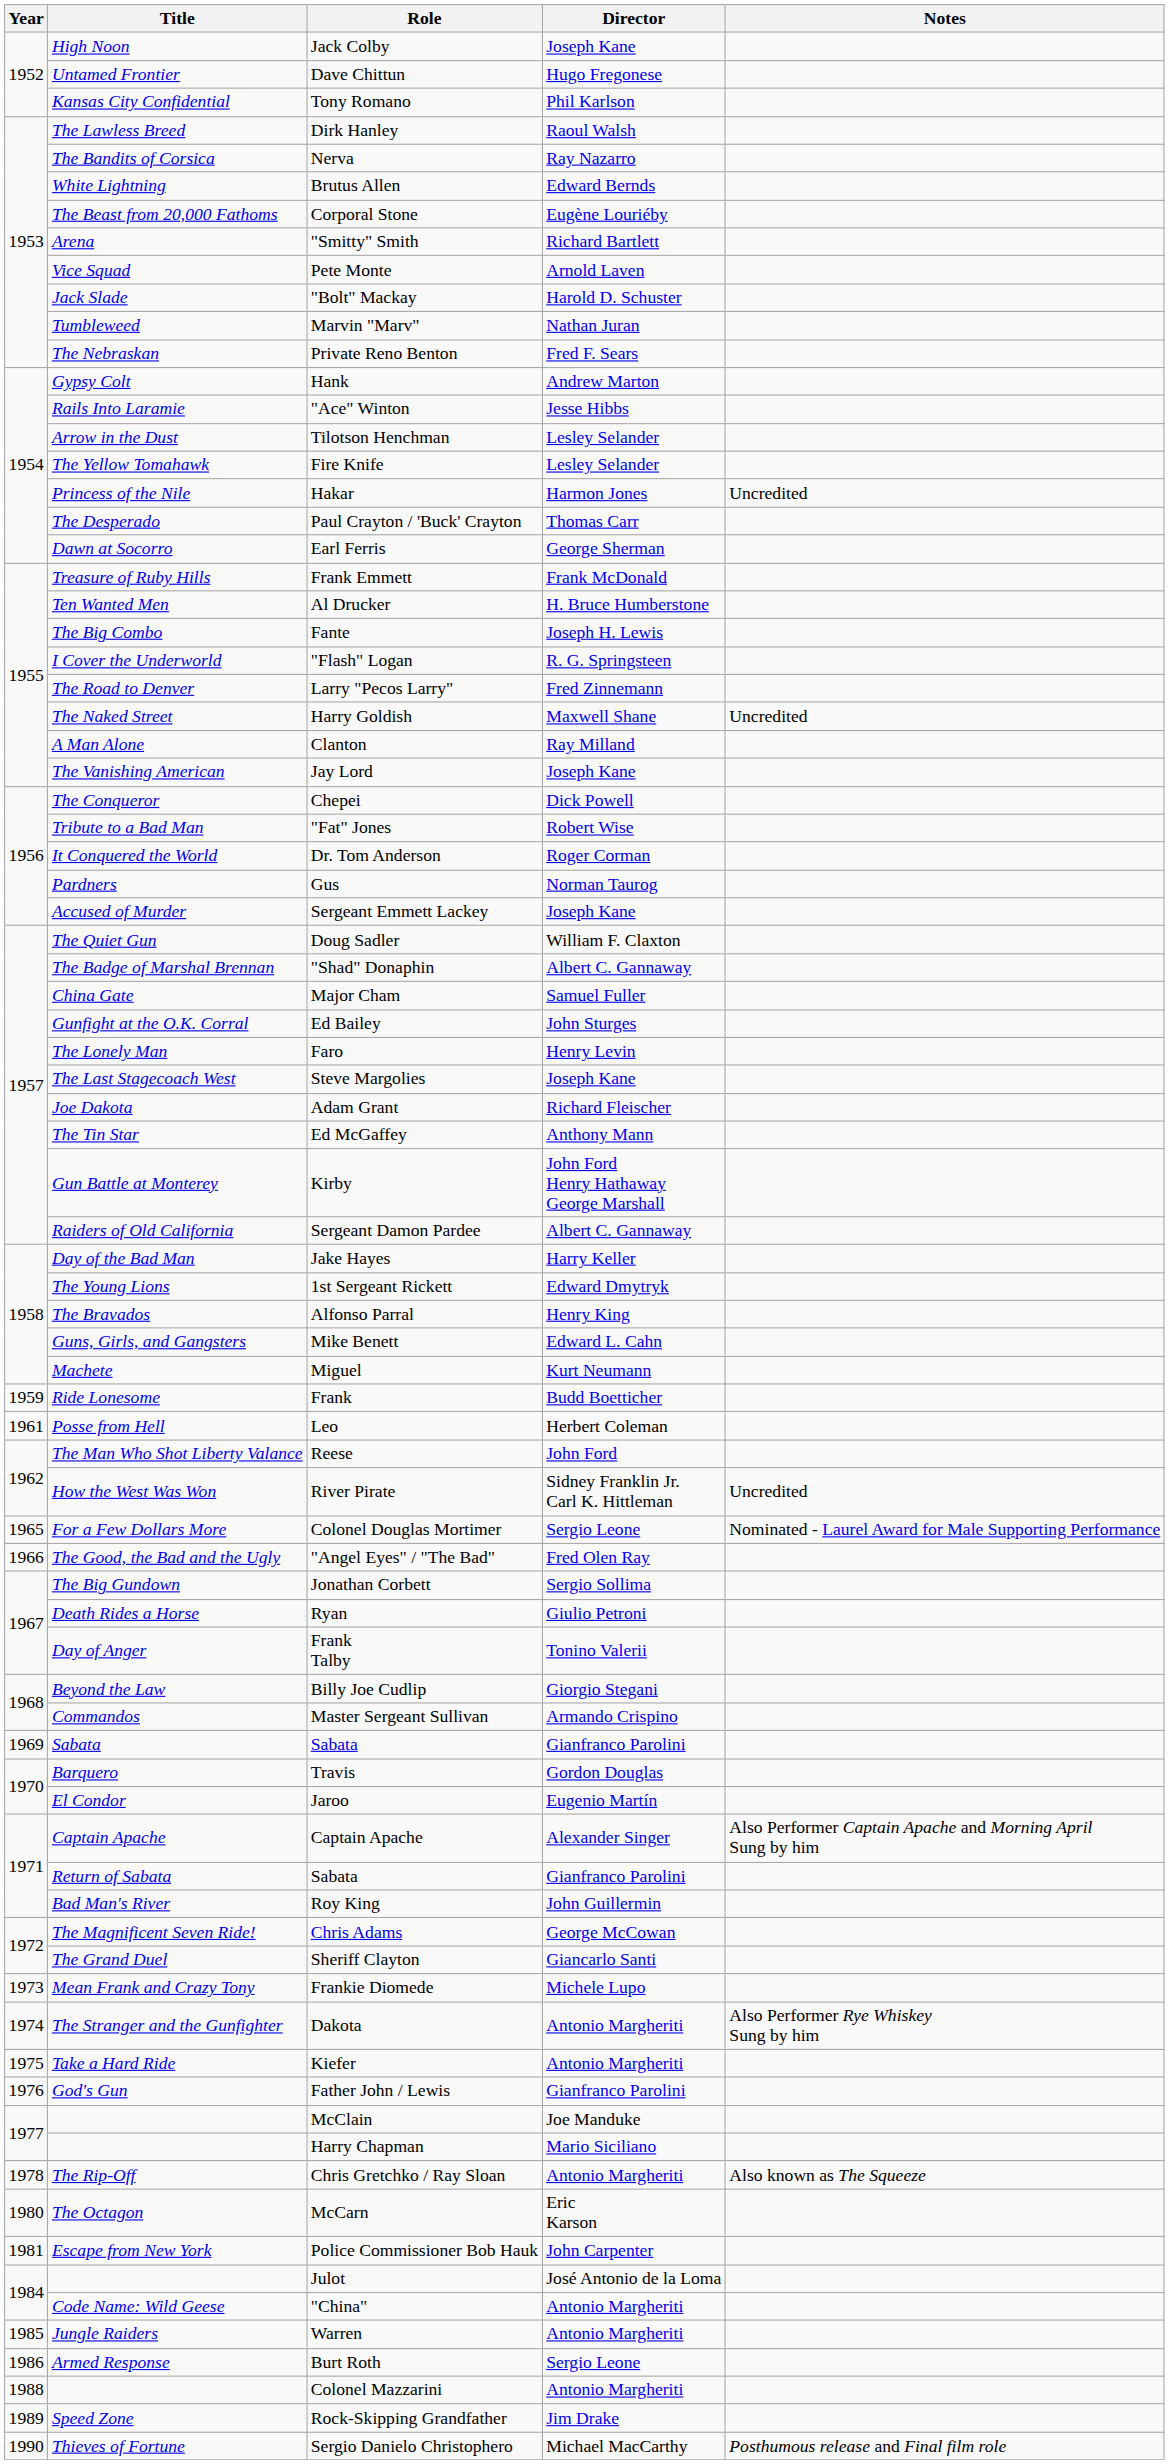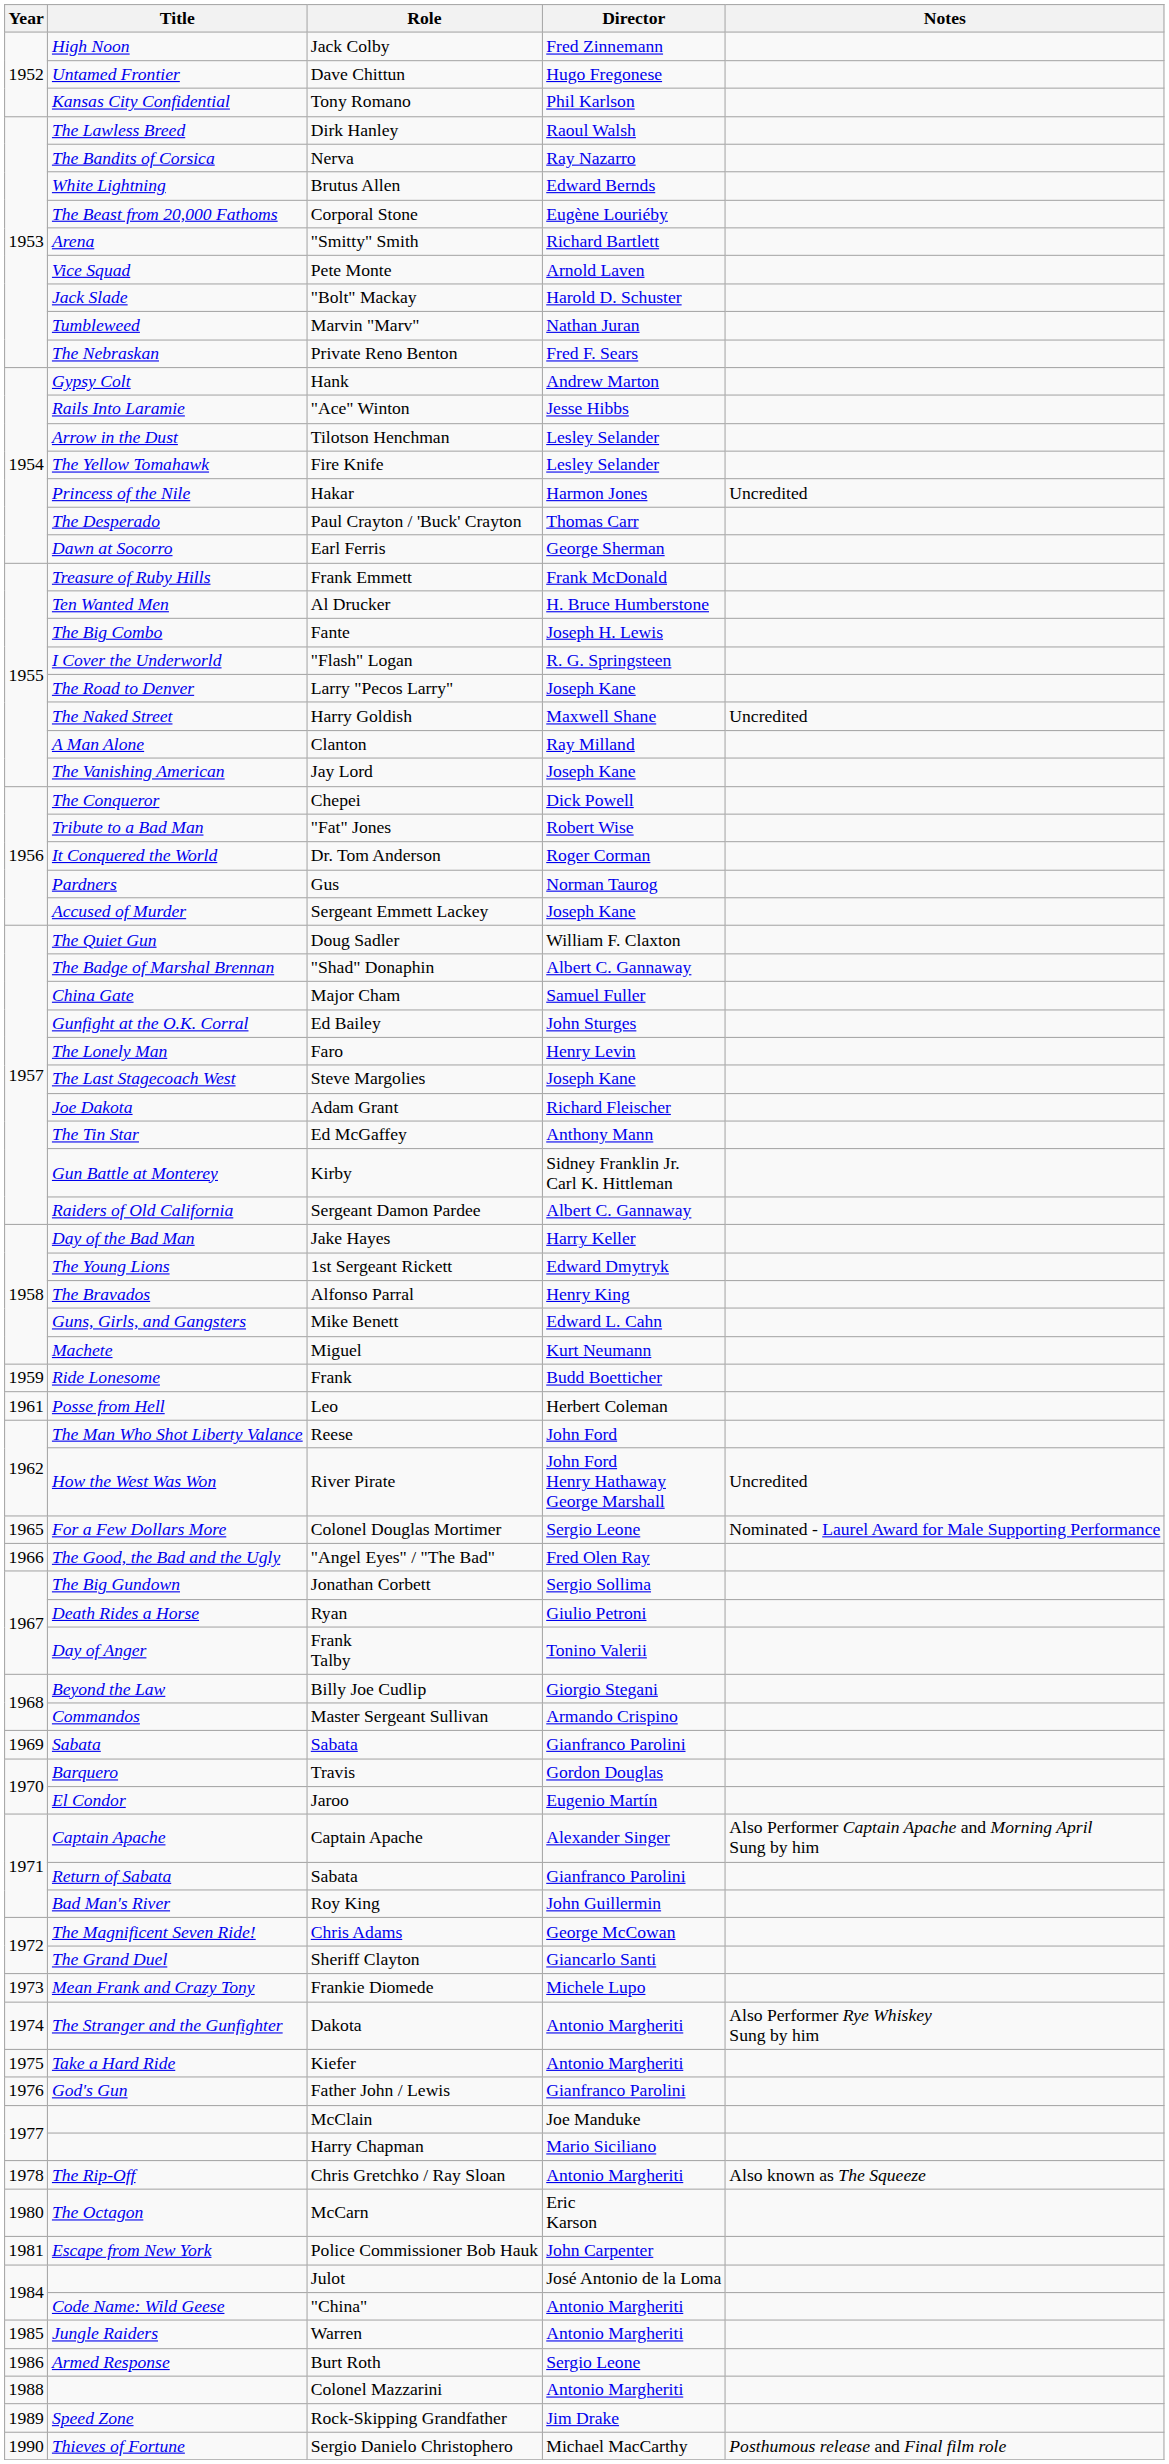(591, 46) Joseph Kane -> (605, 46) Fred Zinnemann
(605, 688) Fred Zinnemann -> (591, 688) Joseph Kane
(606, 1182) John Ford Henry Hathaway George Marshall -> (613, 1172) Sidney Franklin Jr. Carl K. Hittleman
(613, 1491) Sidney Franklin Jr. Carl K. Hittleman -> (606, 1481) John Ford Henry Hathaway George Marshall
